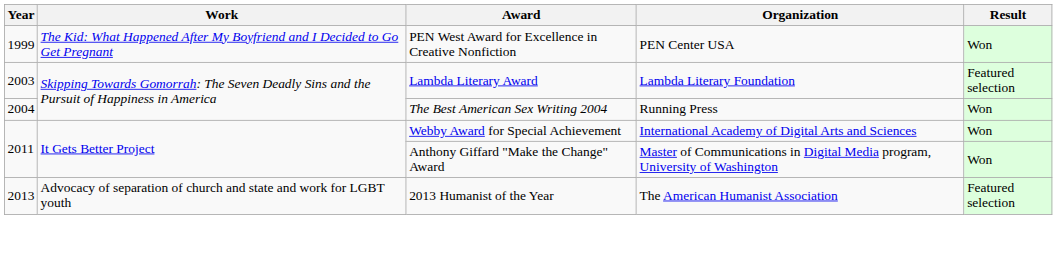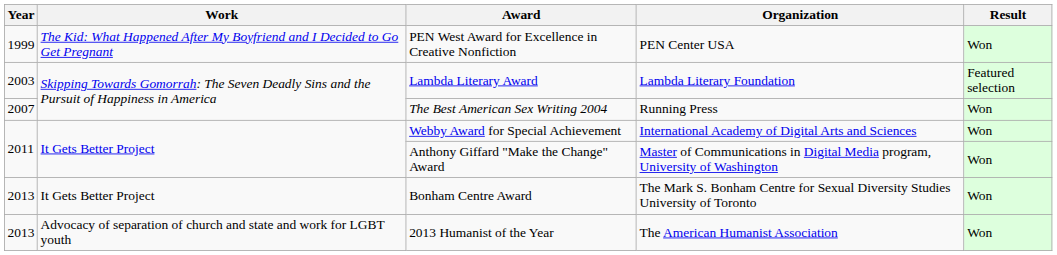(21, 109) 2004 -> (21, 109) 2007
+ row: (470, 195)
(991, 195) Featured selection -> (980, 232) Won
